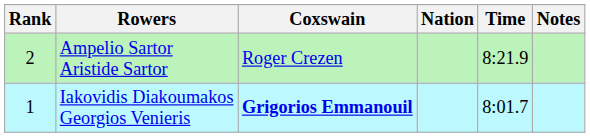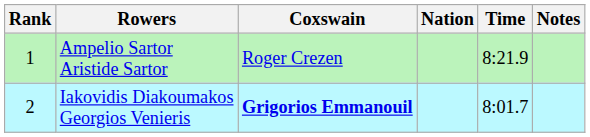(30, 58) 2 -> (30, 58) 1
(30, 107) 1 -> (30, 107) 2
